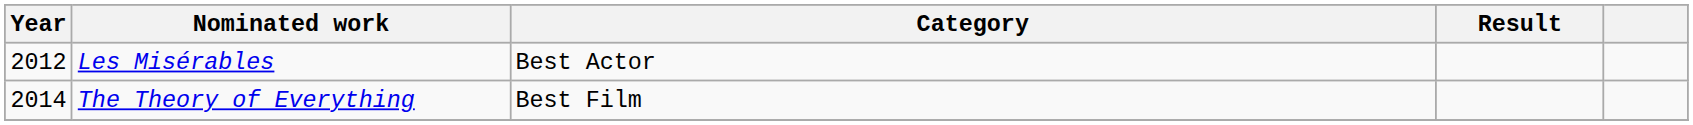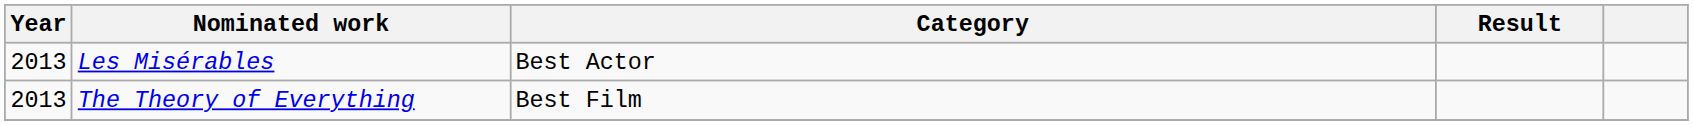(39, 62) 2012 -> (39, 62) 2013
(39, 100) 2014 -> (39, 100) 2013
